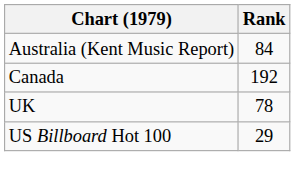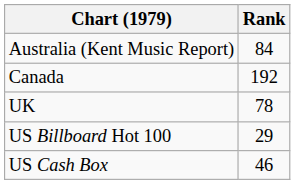+ row: (58, 164)
